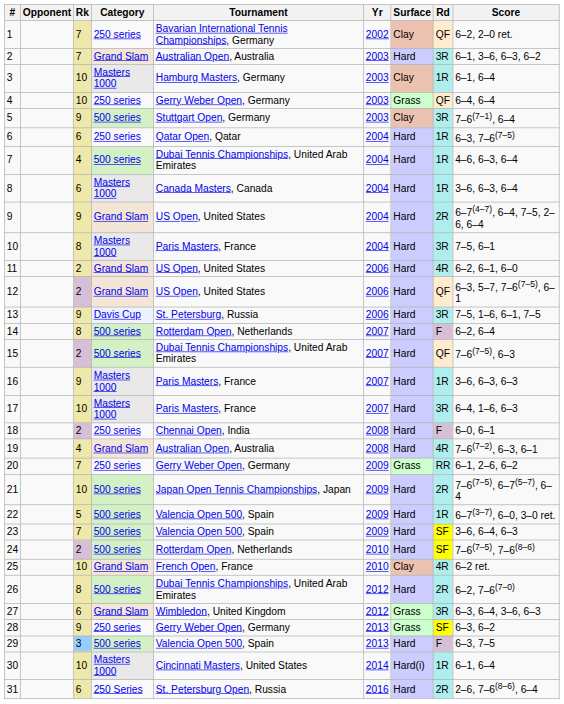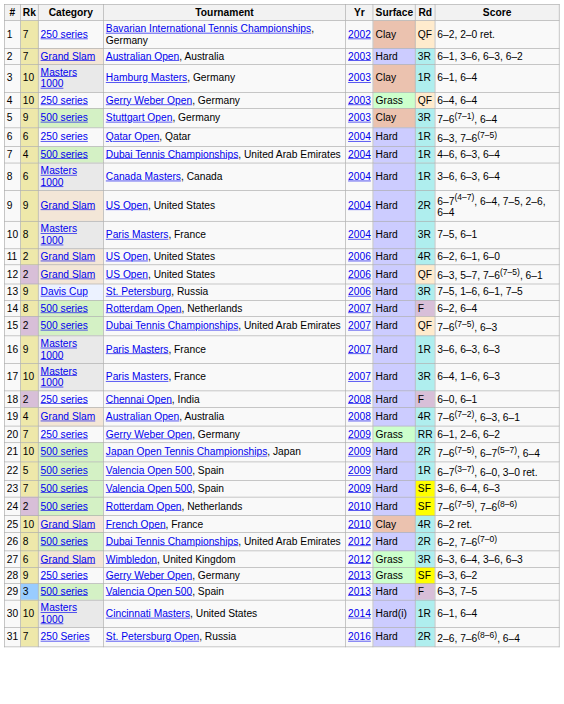- column: (47, 12)
(79, 689) 6 -> (26, 637) 7
